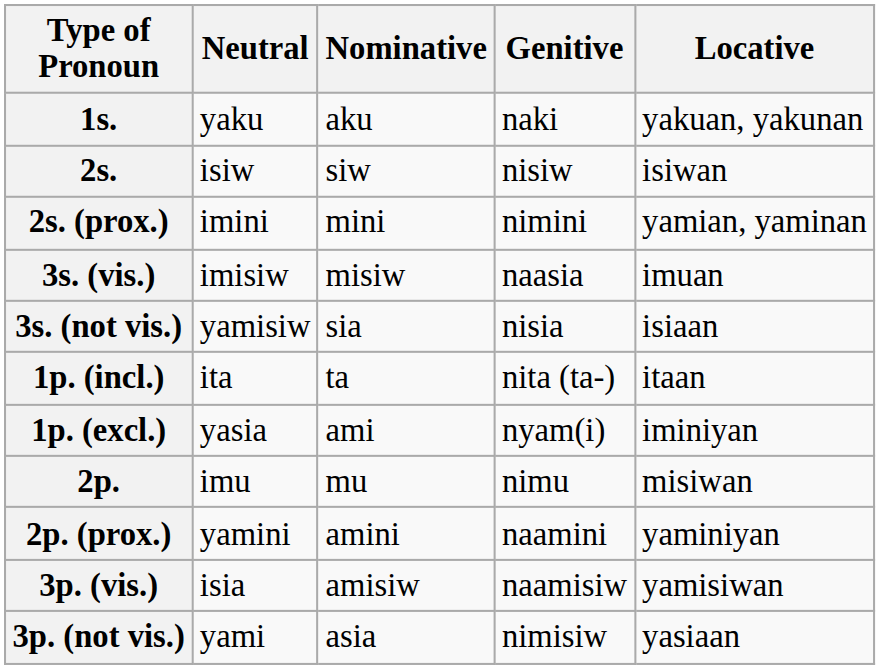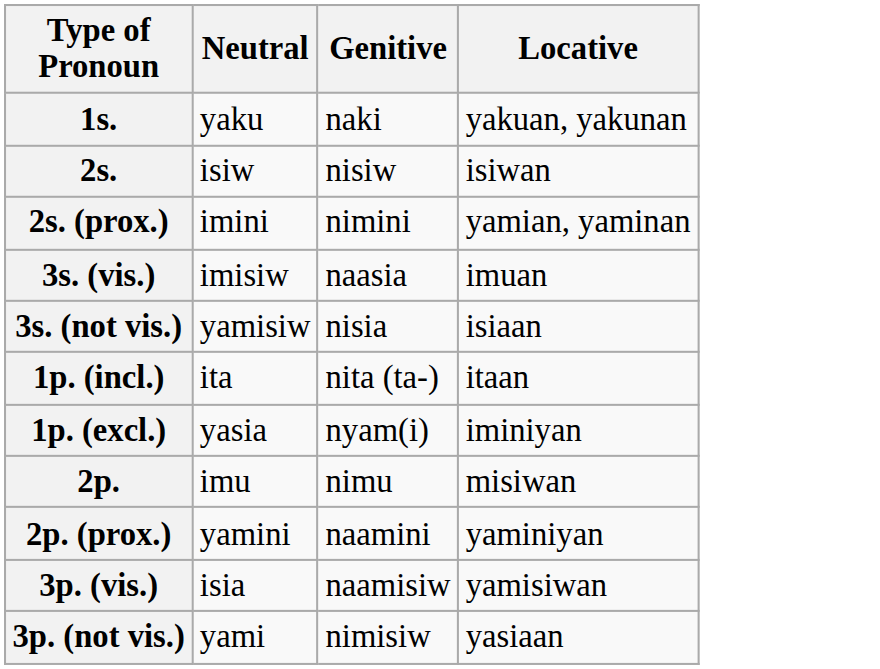- column: (406, 48)
